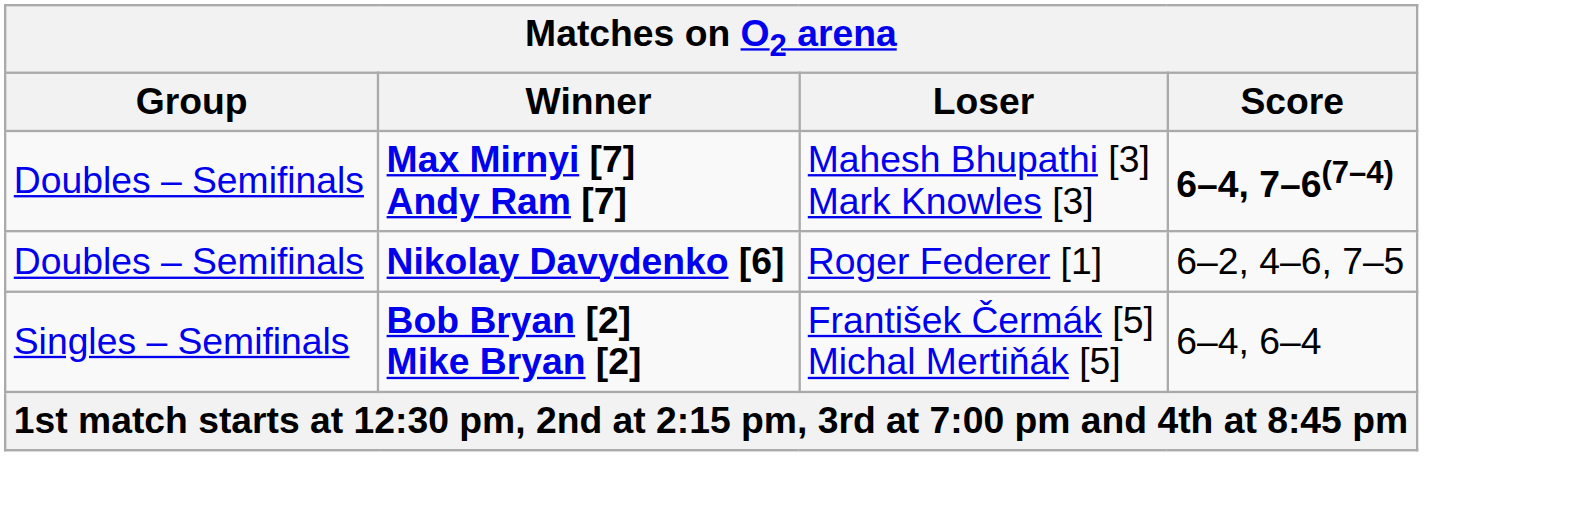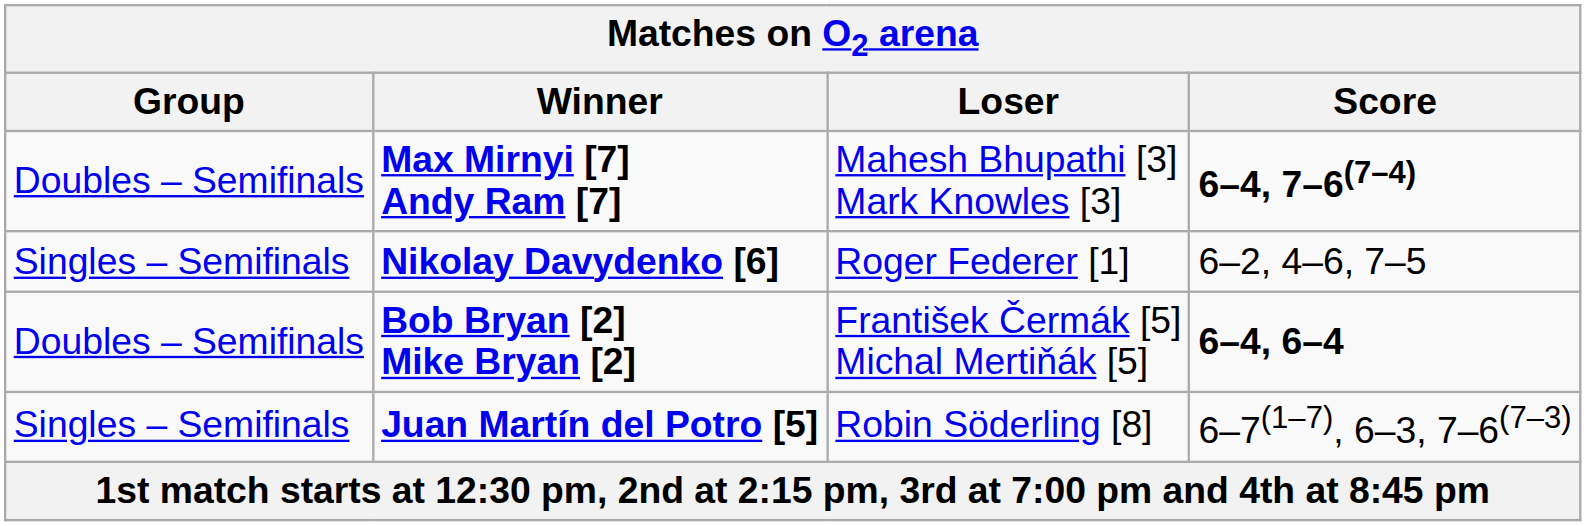(189, 260) Doubles – Semifinals -> (182, 260) Singles – Semifinals
(182, 340) Singles – Semifinals -> (189, 340) Doubles – Semifinals
(1249, 340) normal -> (1271, 340) bold
+ row: (600, 426)
